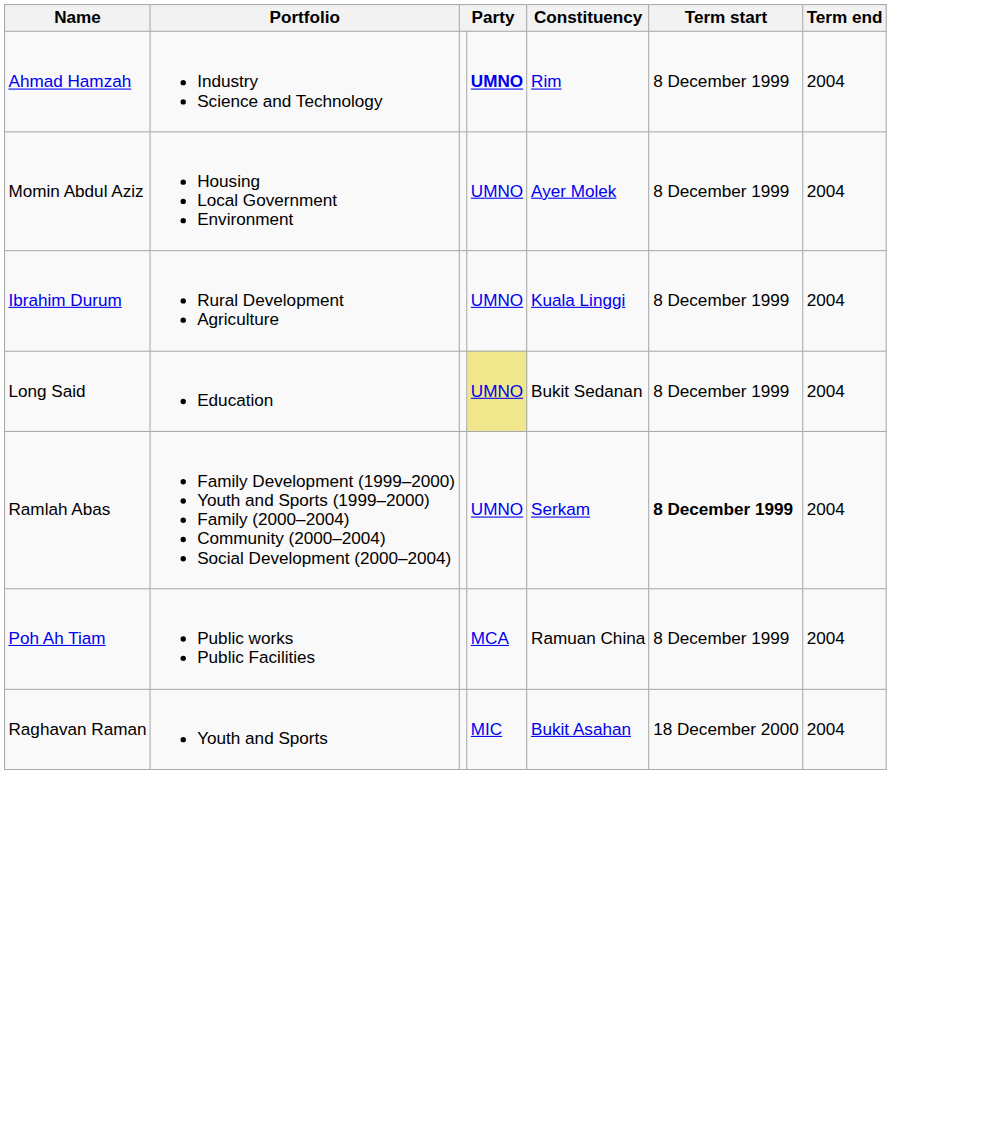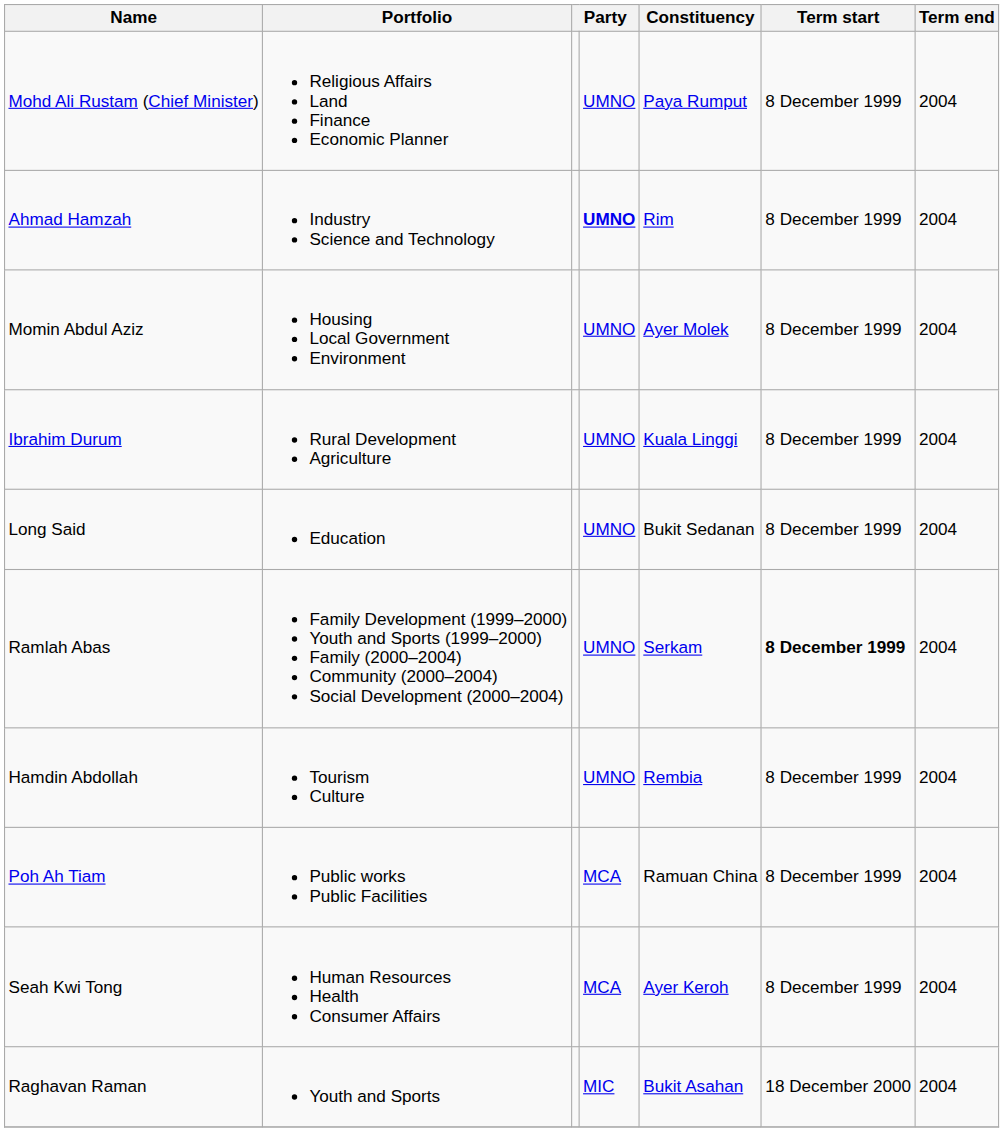+ row: (134, 100)
(497, 390) khaki background -> (609, 529) no background
+ row: (73, 777)
+ row: (65, 986)
